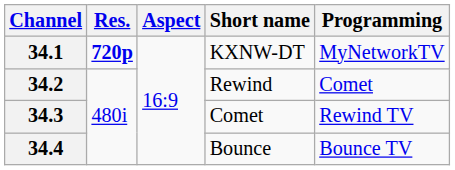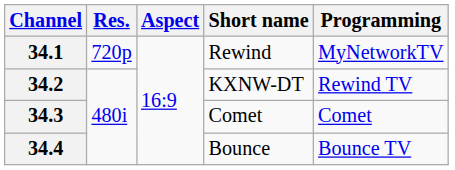(112, 52) bold -> (112, 52) normal
(257, 52) KXNW-DT -> (240, 52) Rewind
(241, 84) Rewind -> (256, 84) KXNW-DT
(346, 84) Comet -> (365, 84) Rewind TV
(366, 116) Rewind TV -> (345, 116) Comet
